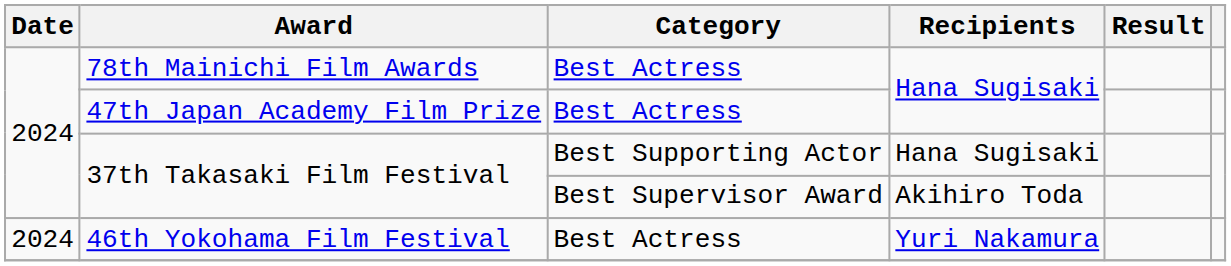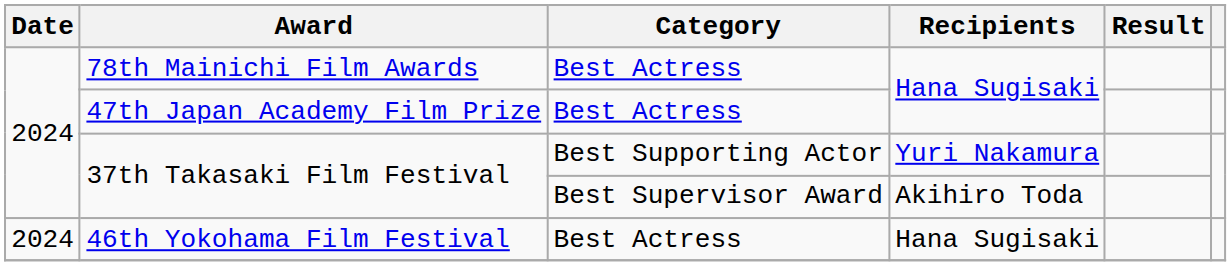(997, 154) Hana Sugisaki -> (997, 154) Yuri Nakamura
(997, 239) Yuri Nakamura -> (997, 239) Hana Sugisaki
